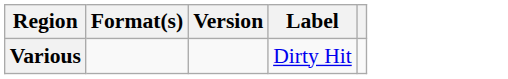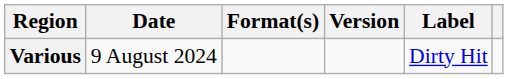+ column: (154, 21)
